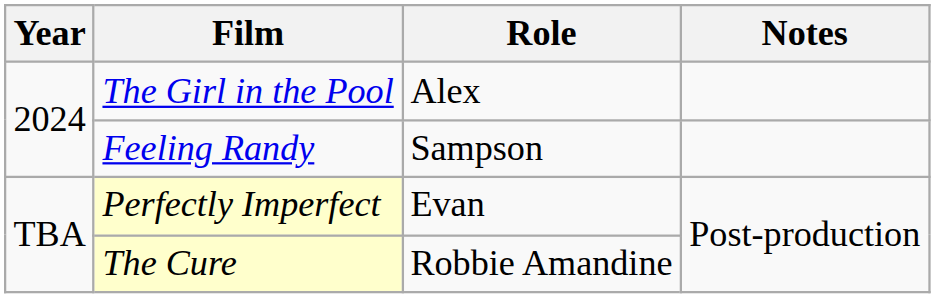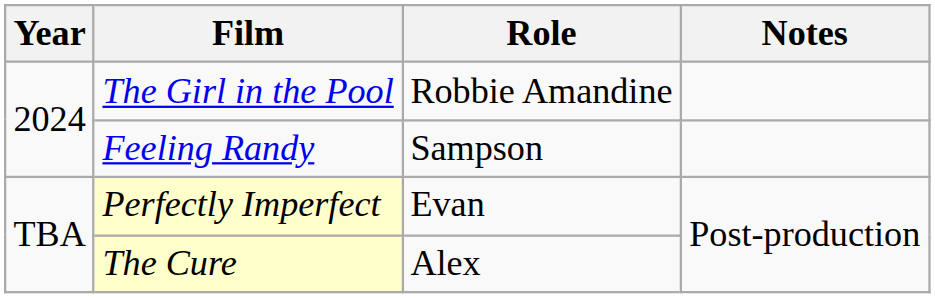(446, 90) Alex -> (541, 90) Robbie Amandine
(541, 262) Robbie Amandine -> (446, 262) Alex
